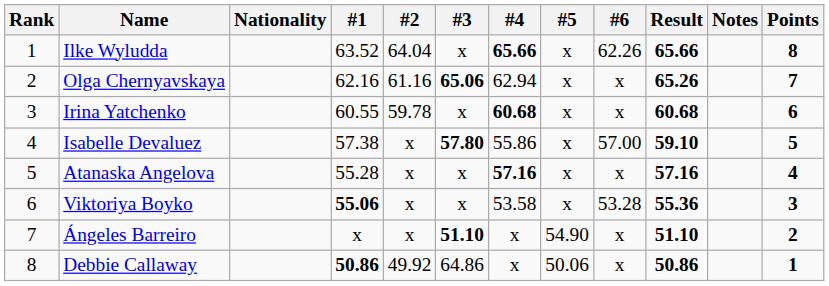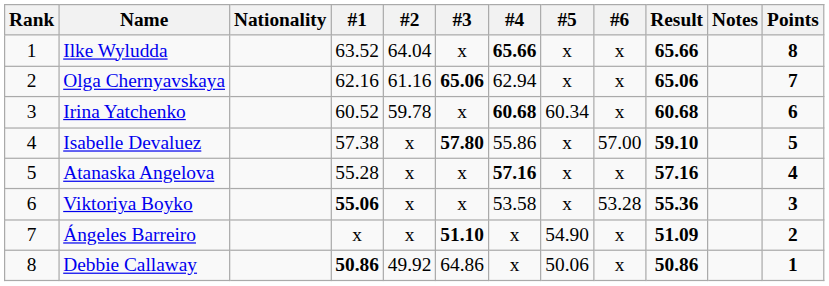(620, 50) 62.26 -> (620, 50) x
(677, 81) 65.26 -> (677, 81) 65.06
(357, 111) 60.55 -> (357, 111) 60.52
(567, 111) x -> (567, 111) 60.34
(677, 234) 51.10 -> (677, 234) 51.09
